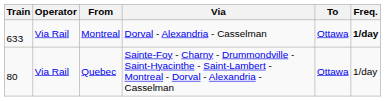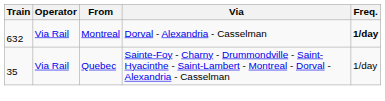- column: (333, 12)
(15, 39) 633 -> (15, 39) 632
(12, 77) 80 -> (12, 71) 35
